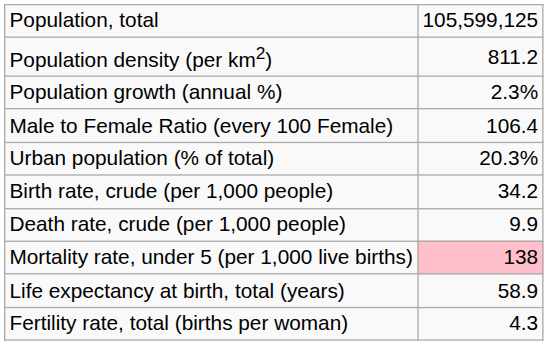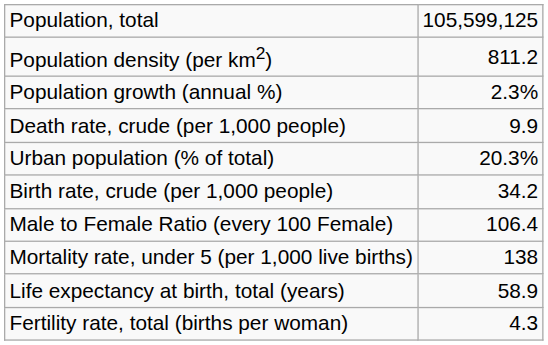rows swapped: (201, 125) <-> (178, 224)
(521, 257) pink background -> (521, 257) no background
